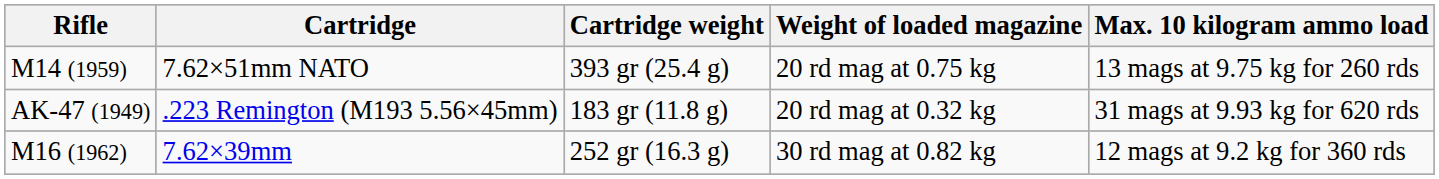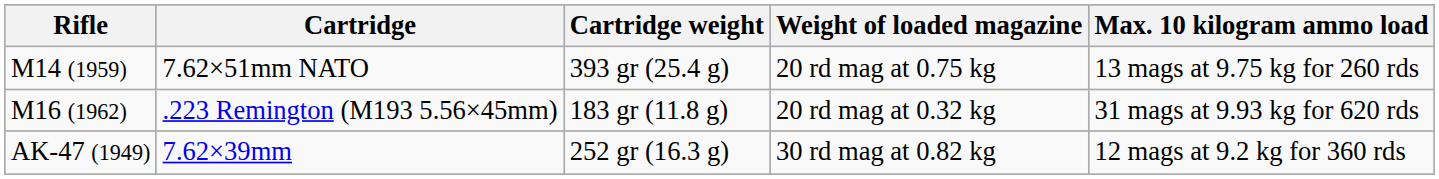(81, 109) AK-47 (1949) -> (69, 109) M16 (1962)
(69, 151) M16 (1962) -> (81, 151) AK-47 (1949)
